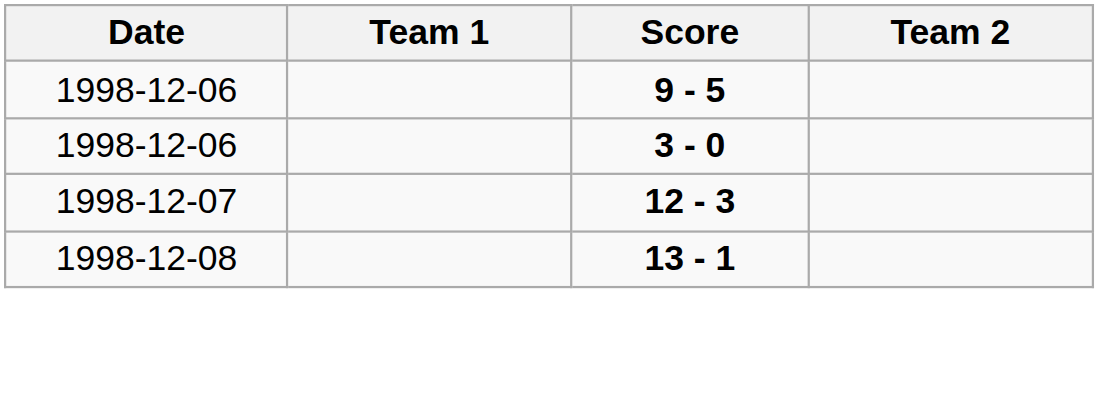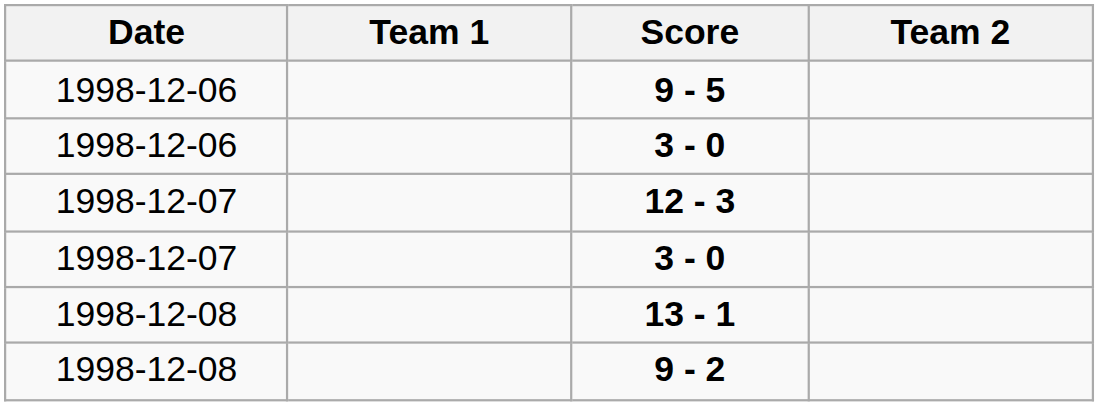+ row: (146, 257)
+ row: (146, 370)
